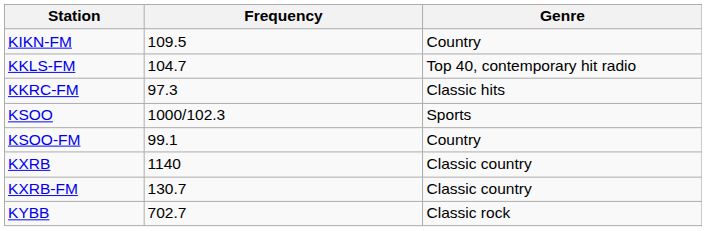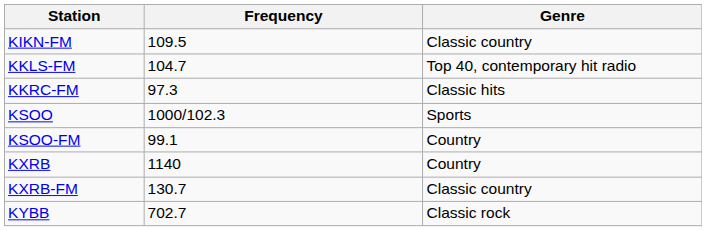(454, 41) Country -> (479, 41) Classic country
(479, 164) Classic country -> (454, 164) Country
